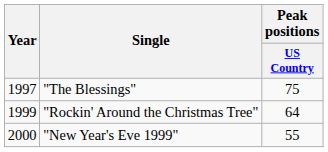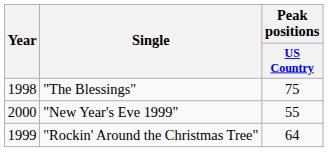(22, 89) 1997 -> (22, 89) 1998
rows swapped: (151, 112) <-> (111, 135)
